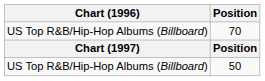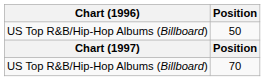rows swapped: (235, 66) <-> (235, 31)
